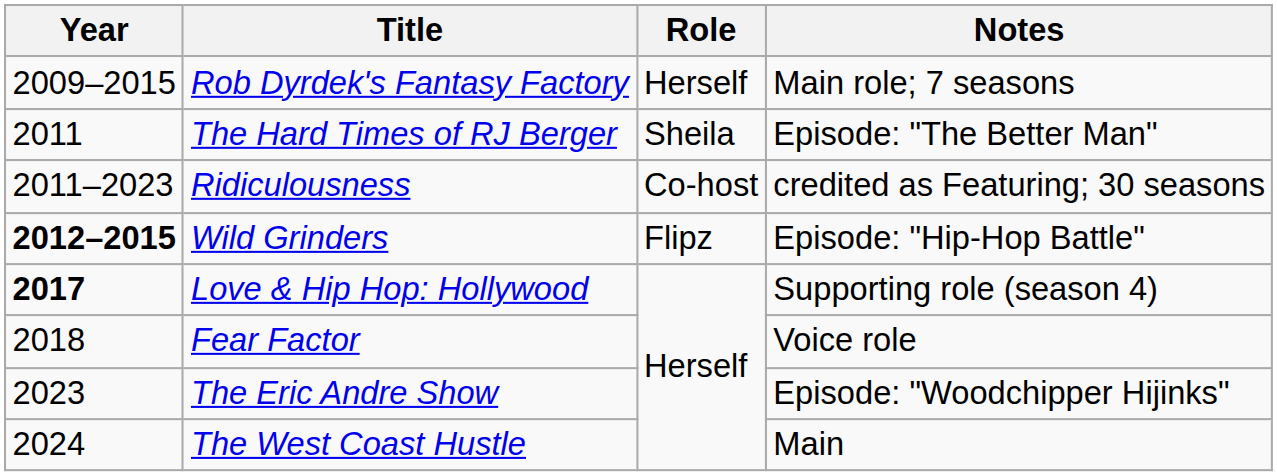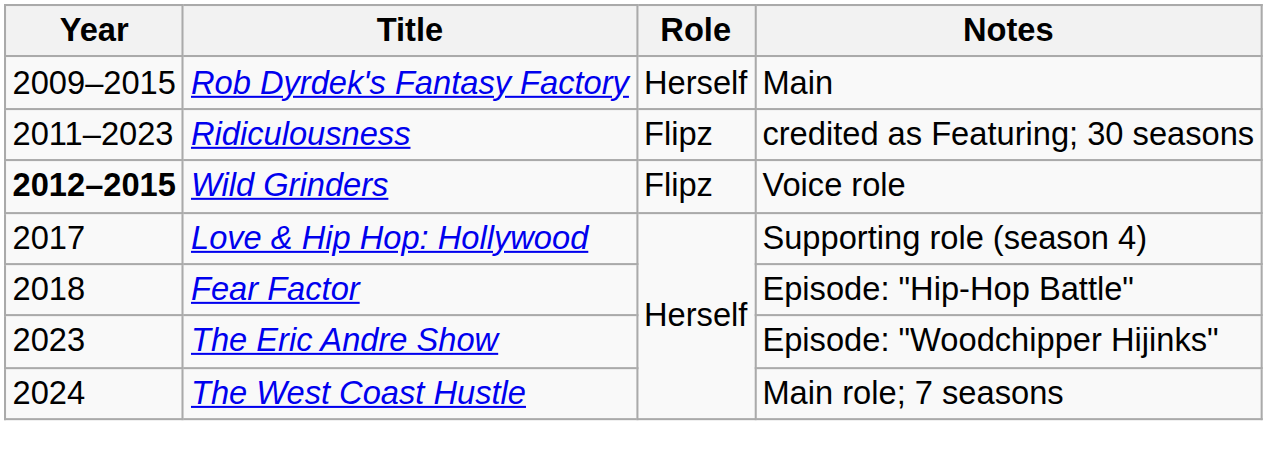(924, 82) Main role; 7 seasons -> (798, 82) Main
- row: (404, 133)
(701, 185) Co-host -> (678, 133) Flipz
(959, 237) Episode: "Hip-Hop Battle" -> (834, 185) Voice role
(49, 289) bold -> (49, 237) normal
(845, 340) Voice role -> (948, 289) Episode: "Hip-Hop Battle"
(809, 444) Main -> (913, 392) Main role; 7 seasons
